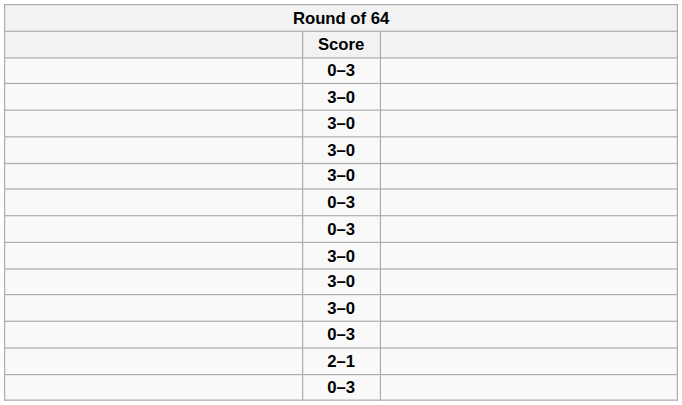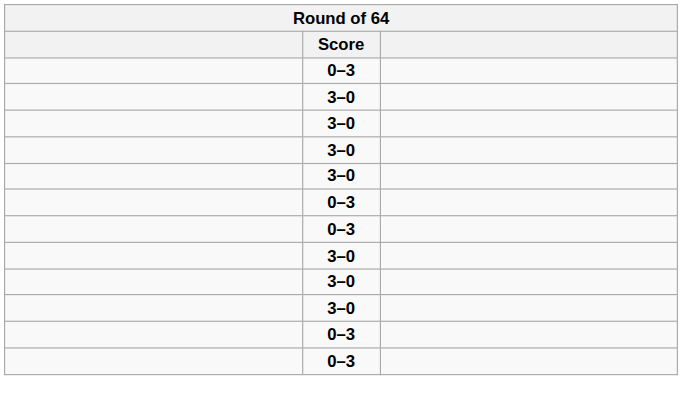- row: (153, 361)
